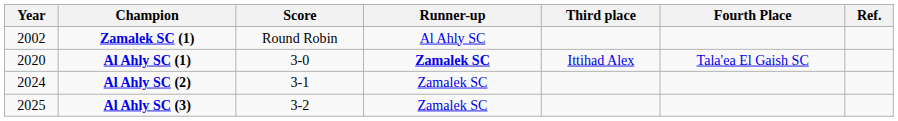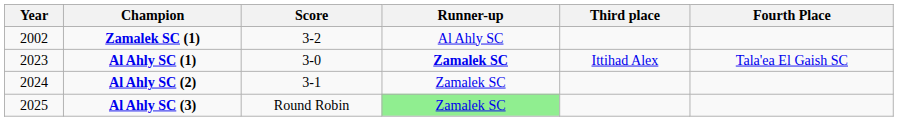- column: (869, 15)
(300, 37) Round Robin -> (312, 37) 3-2
(31, 60) 2020 -> (34, 60) 2023
(300, 104) 3-2 -> (312, 104) Round Robin
(453, 104) no background -> (471, 104) lightgreen background
